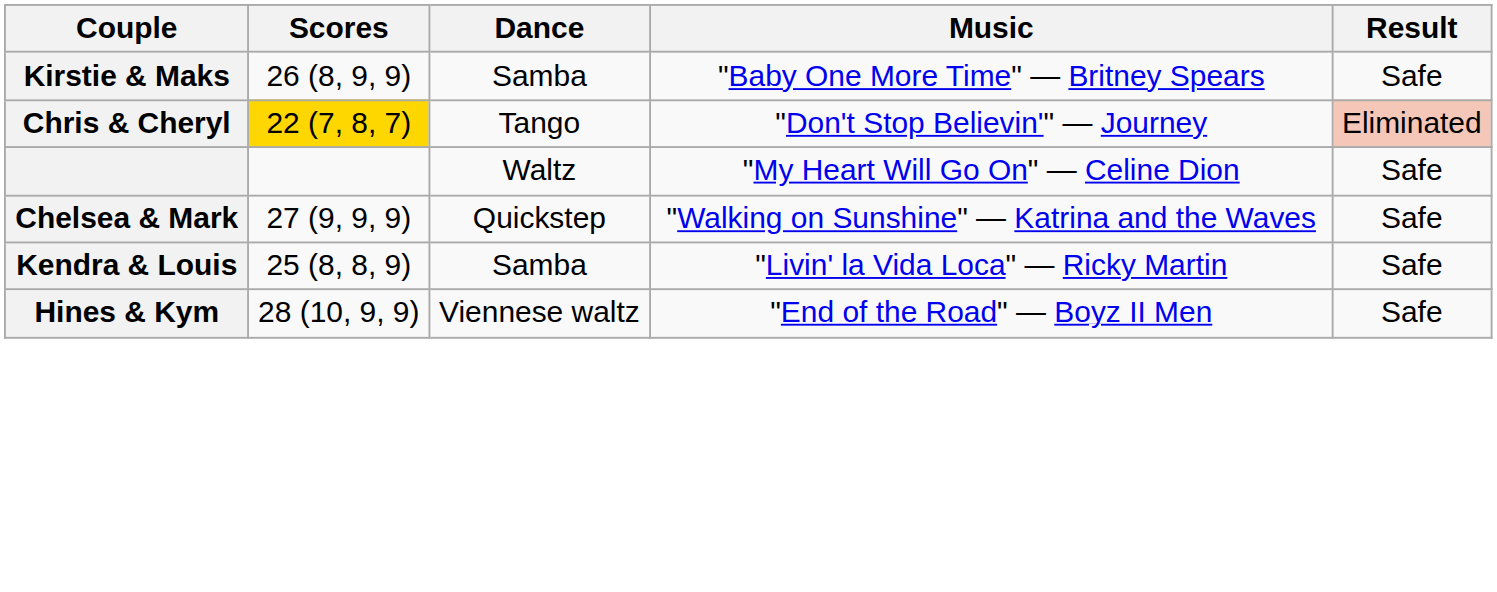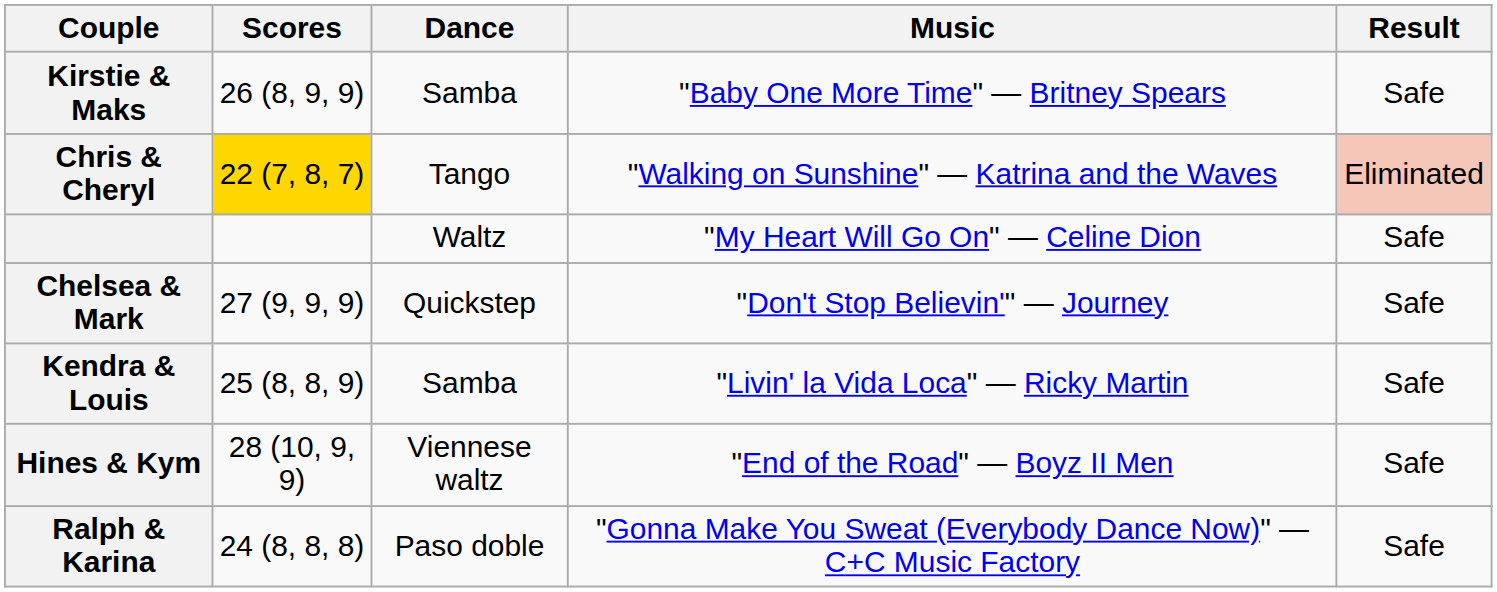(991, 123) "Don't Stop Believin'" — Journey -> (952, 173) "Walking on Sunshine" — Katrina and the Waves
(991, 218) "Walking on Sunshine" — Katrina and the Waves -> (952, 302) "Don't Stop Believin'" — Journey
+ row: (109, 545)
